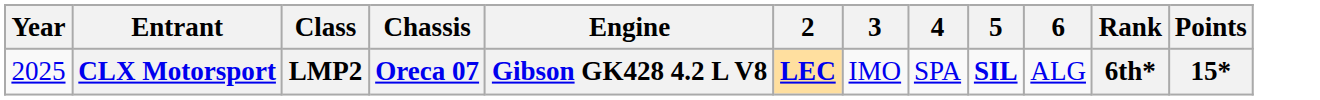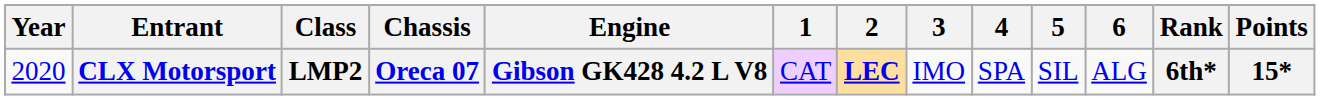+ column: (806, 26)
(38, 71) 2025 -> (38, 71) 2020
(996, 71) bold -> (1058, 71) normal
